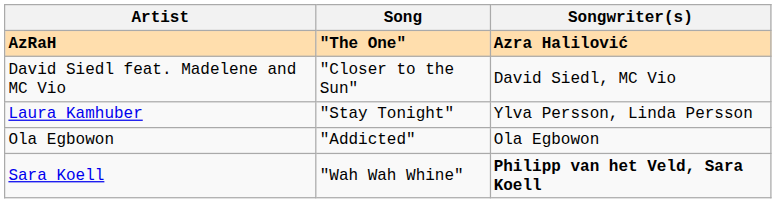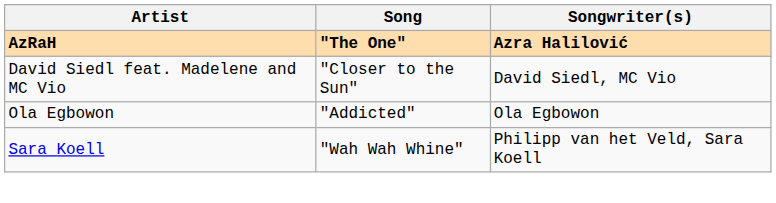- row: (76, 114)
(618, 176) bold -> (618, 150) normal
